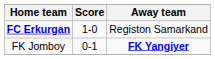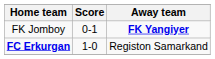rows swapped: (38, 29) <-> (38, 46)
